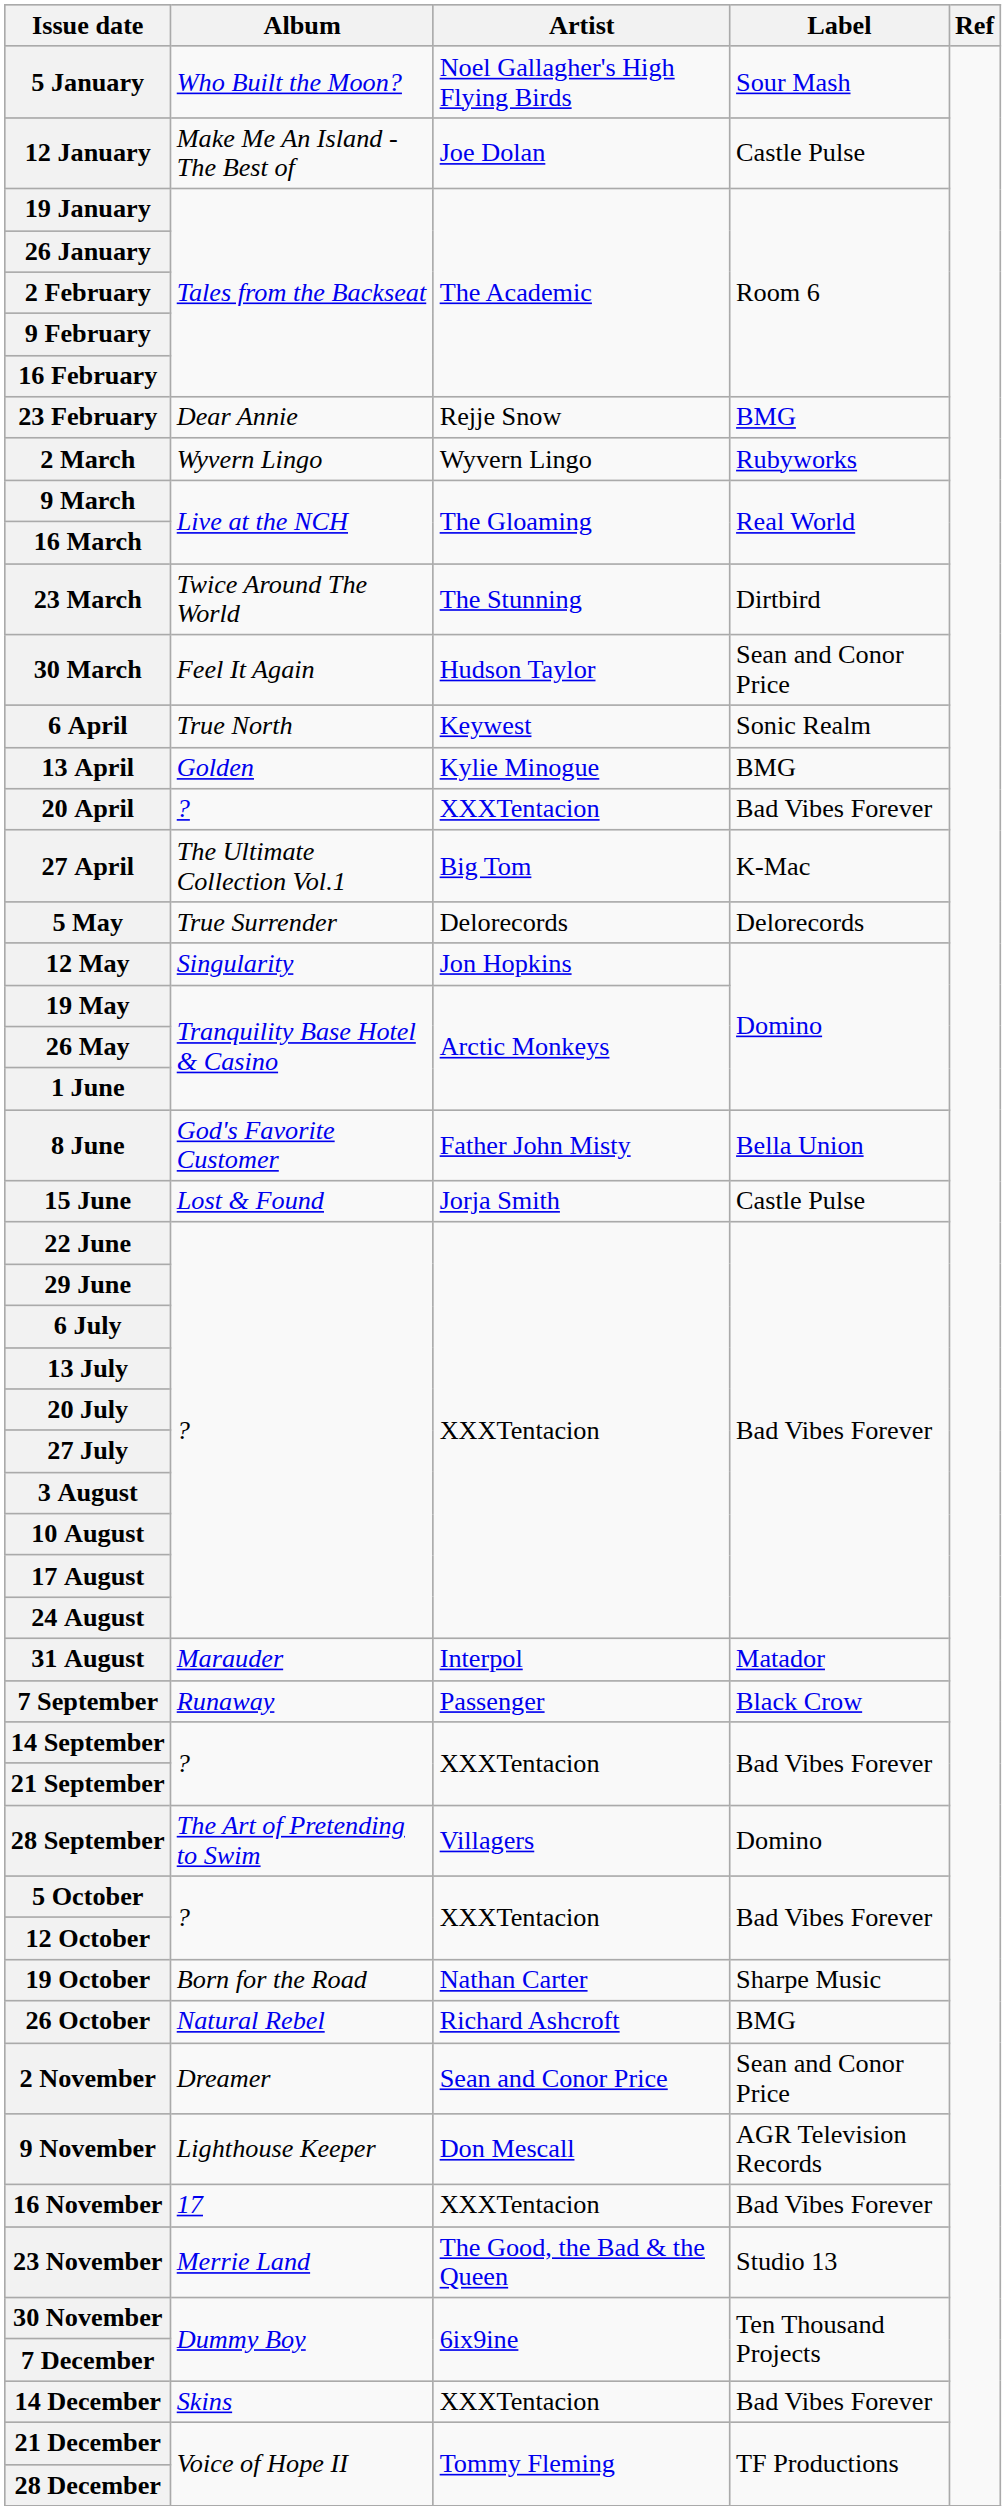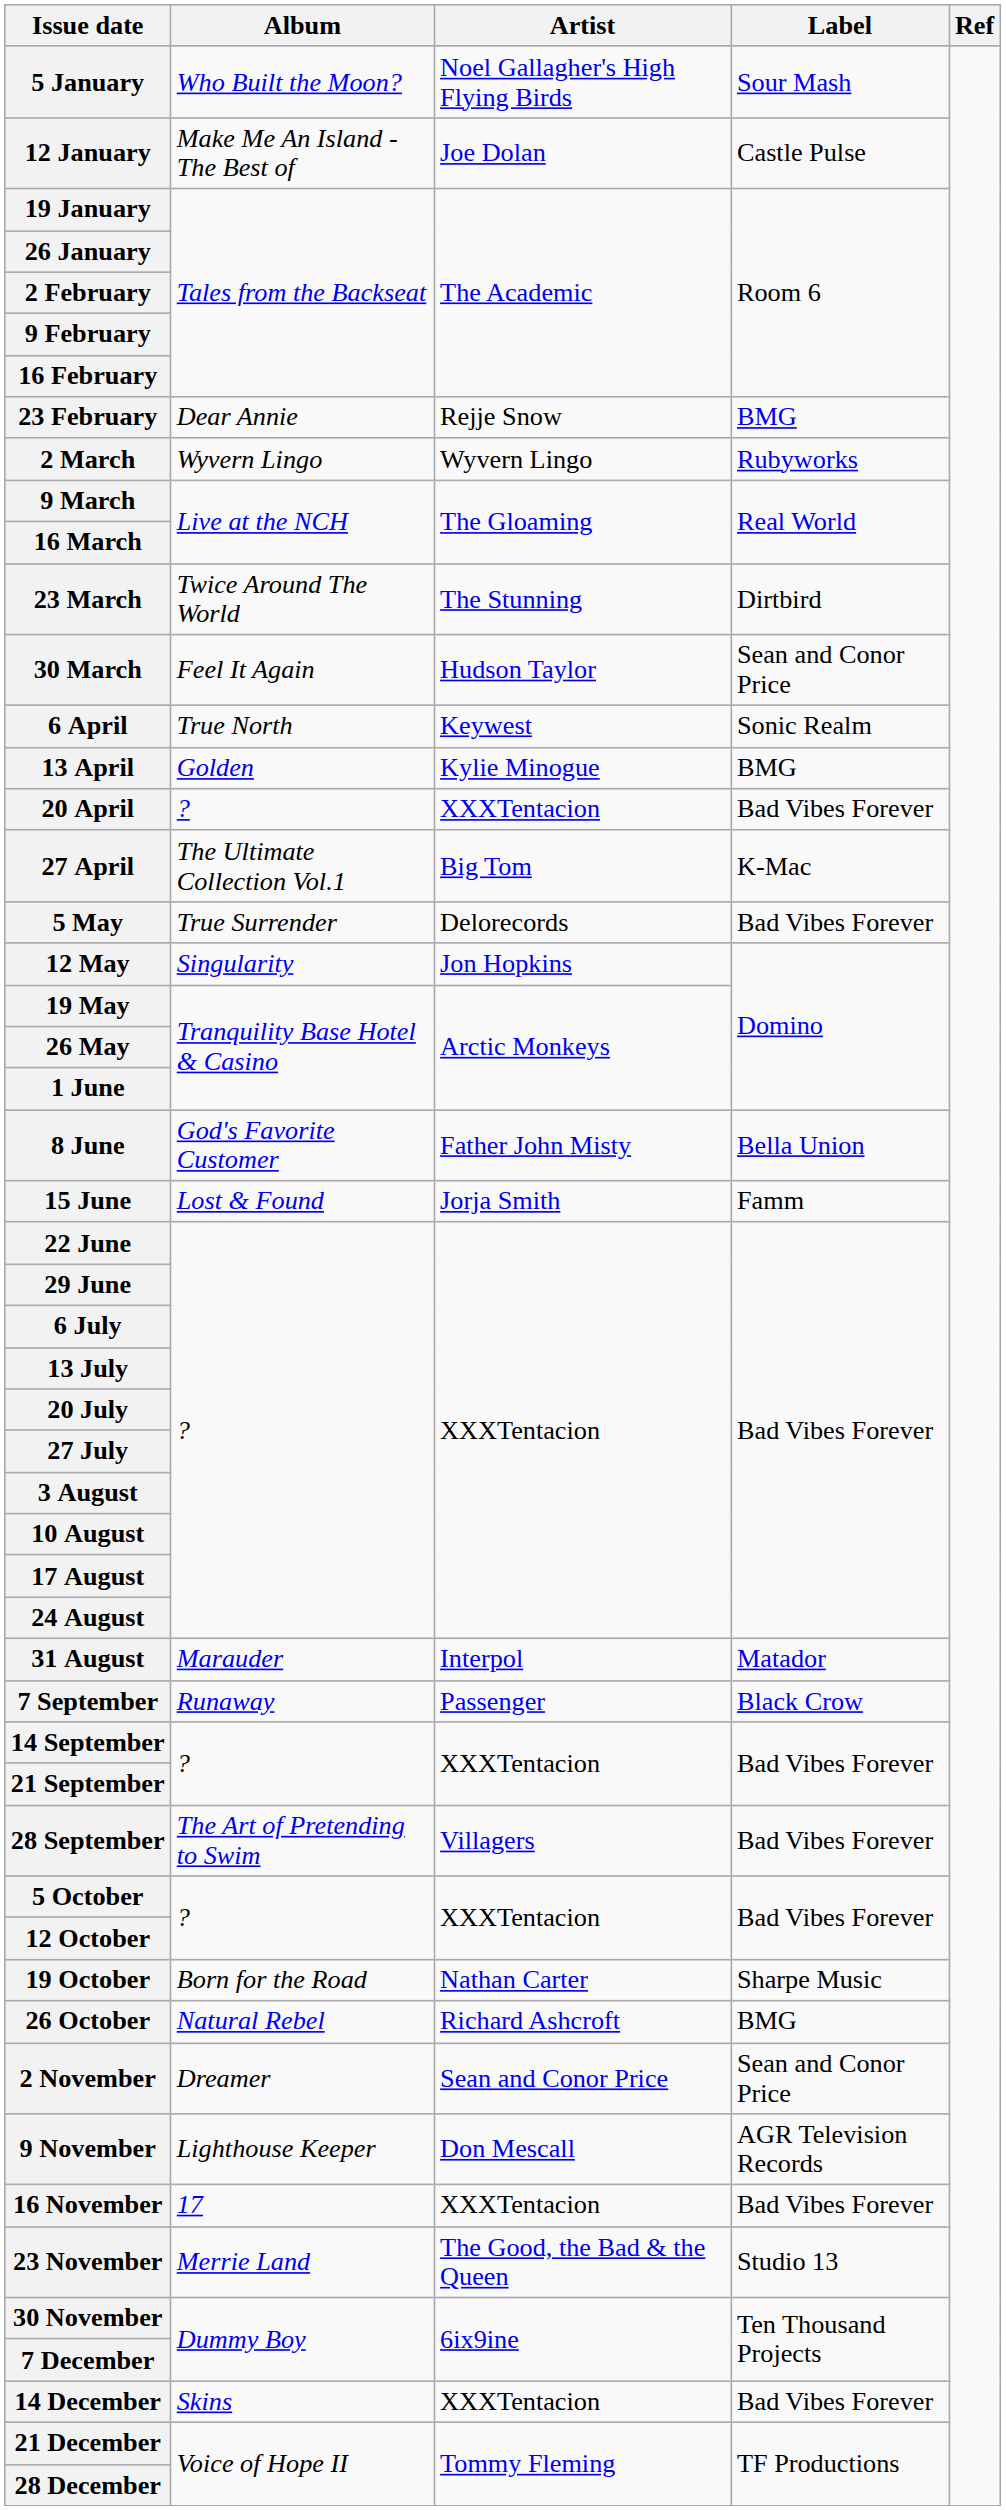(800, 921) Delorecords -> (835, 921) Bad Vibes Forever
(801, 1201) Castle Pulse -> (771, 1201) Famm
(779, 1840) Domino -> (835, 1840) Bad Vibes Forever
